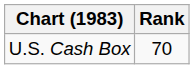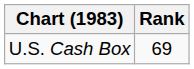(162, 48) 70 -> (162, 48) 69
